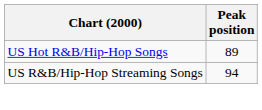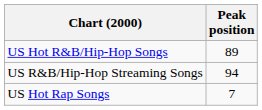+ row: (58, 94)
